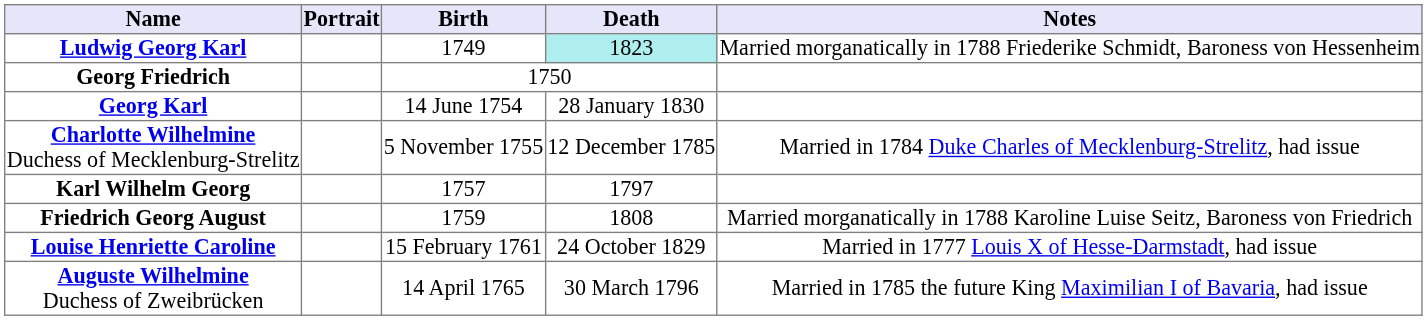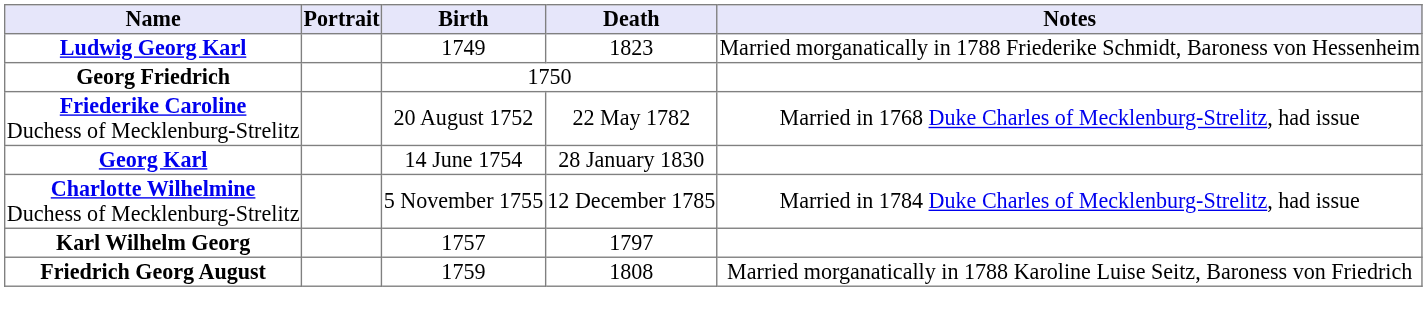(631, 47) paleturquoise background -> (631, 47) no background
+ row: (153, 118)
- row: (153, 246)
- row: (153, 288)
